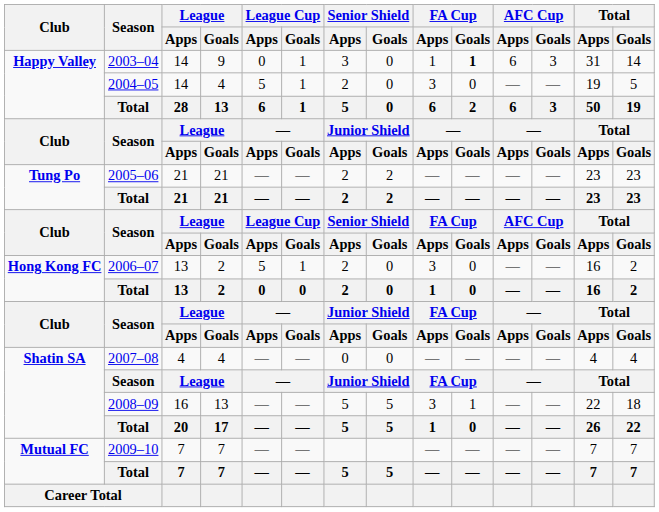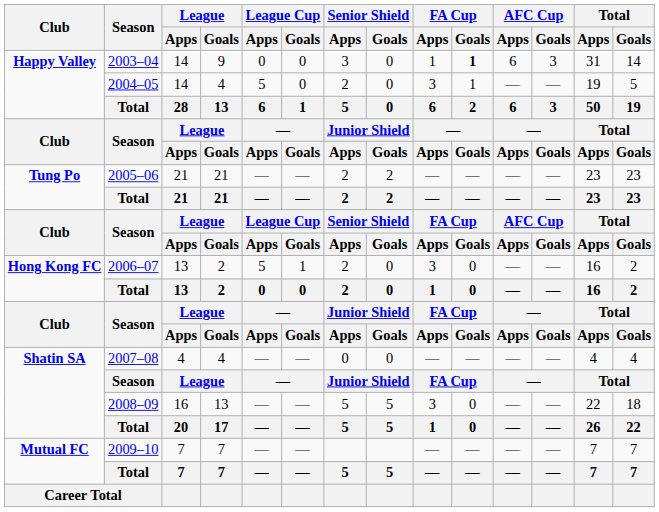(303, 61) 1 -> (303, 61) 0
(303, 84) 1 -> (303, 84) 0
(472, 84) 0 -> (472, 84) 1
(472, 404) 1 -> (472, 404) 0
